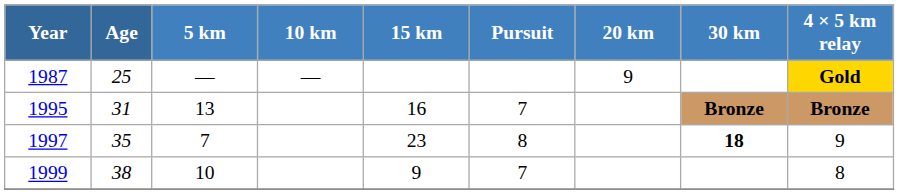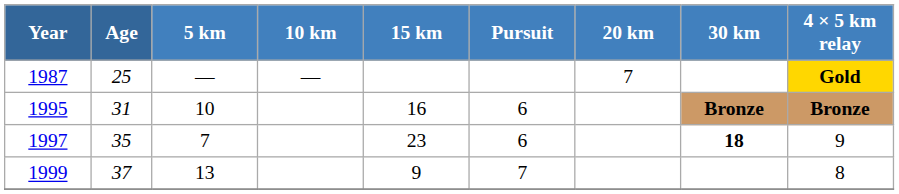(628, 76) 9 -> (628, 76) 7
(205, 108) 13 -> (205, 108) 10
(522, 108) 7 -> (522, 108) 6
(522, 141) 8 -> (522, 141) 6
(122, 173) 38 -> (122, 173) 37
(205, 173) 10 -> (205, 173) 13
